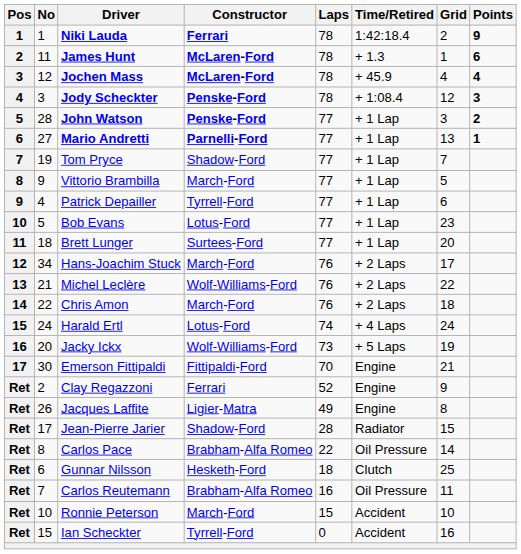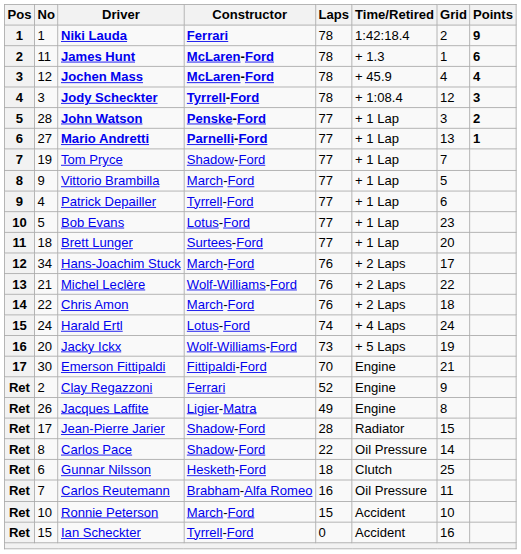(226, 98) Penske-Ford -> (223, 98) Tyrrell-Ford
(250, 450) Brabham-Alfa Romeo -> (226, 450) Shadow-Ford
